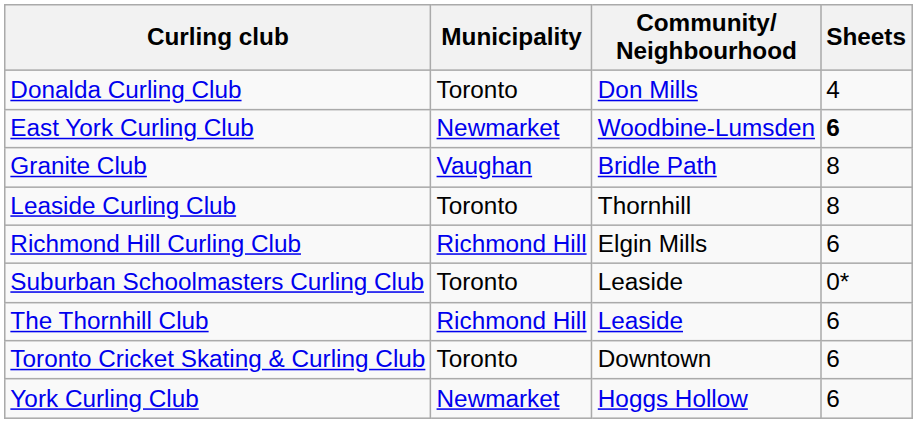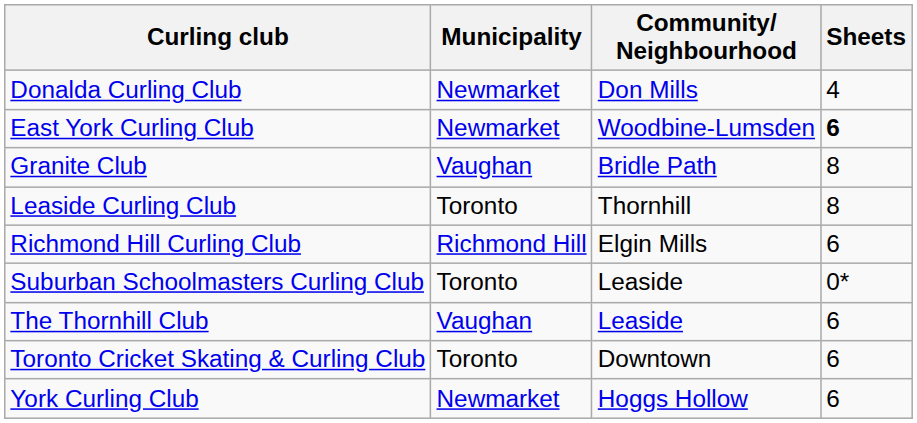(477, 89) Toronto -> (498, 89) Newmarket
(512, 321) Richmond Hill -> (484, 321) Vaughan
